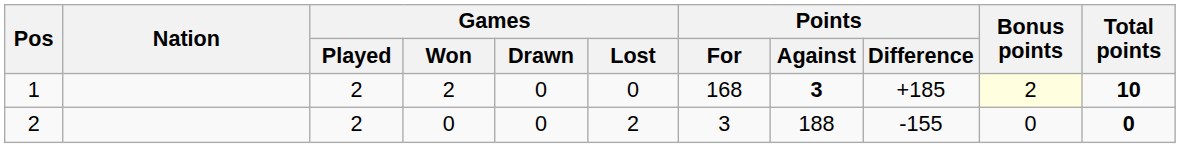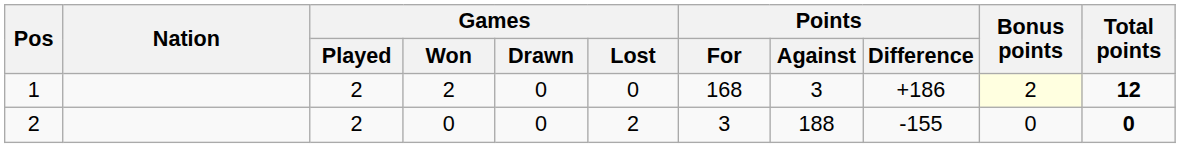(816, 90) bold -> (816, 90) normal
(921, 90) +185 -> (921, 90) +186
(1129, 90) 10 -> (1129, 90) 12
